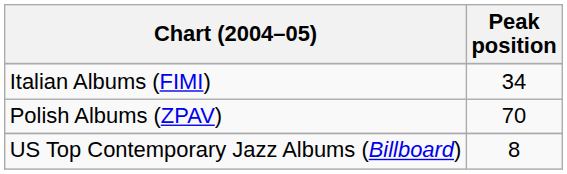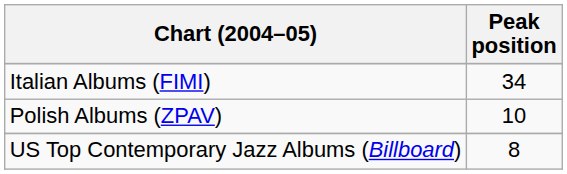(514, 116) 70 -> (514, 116) 10
